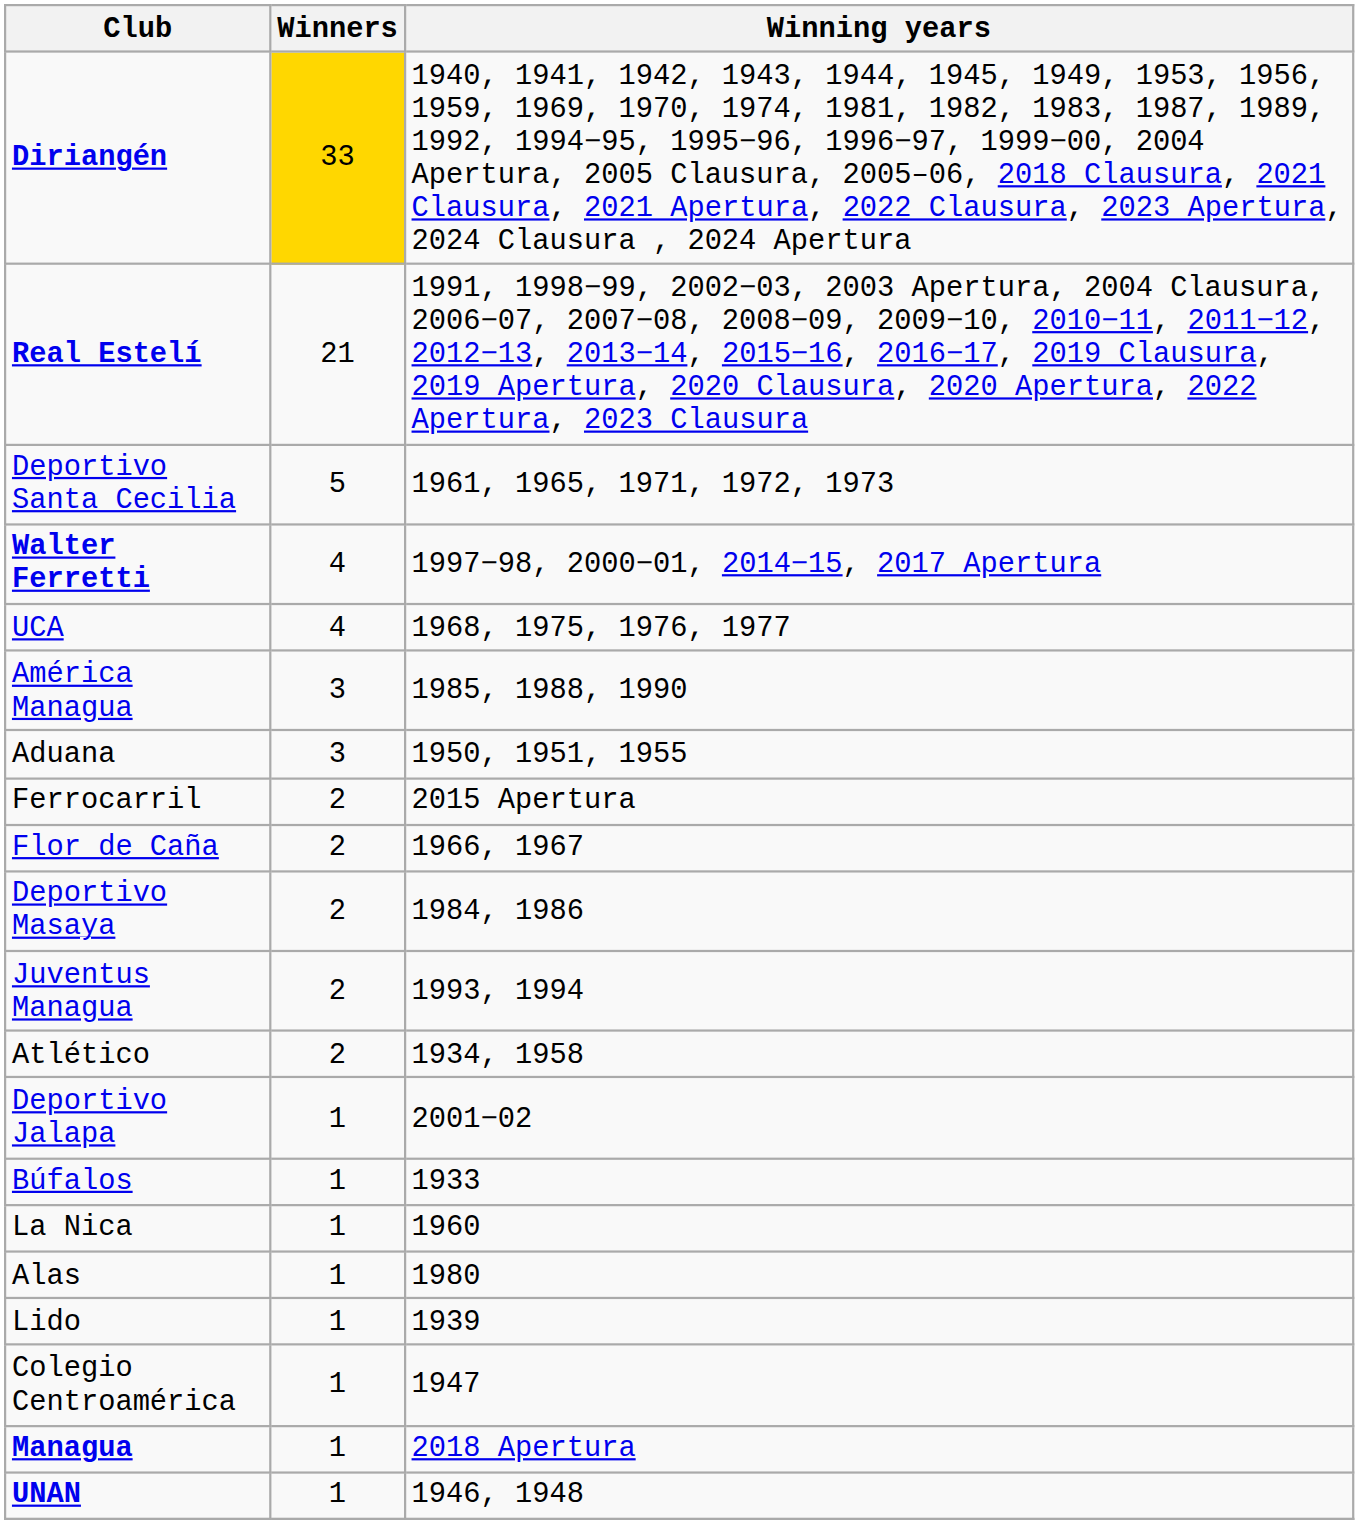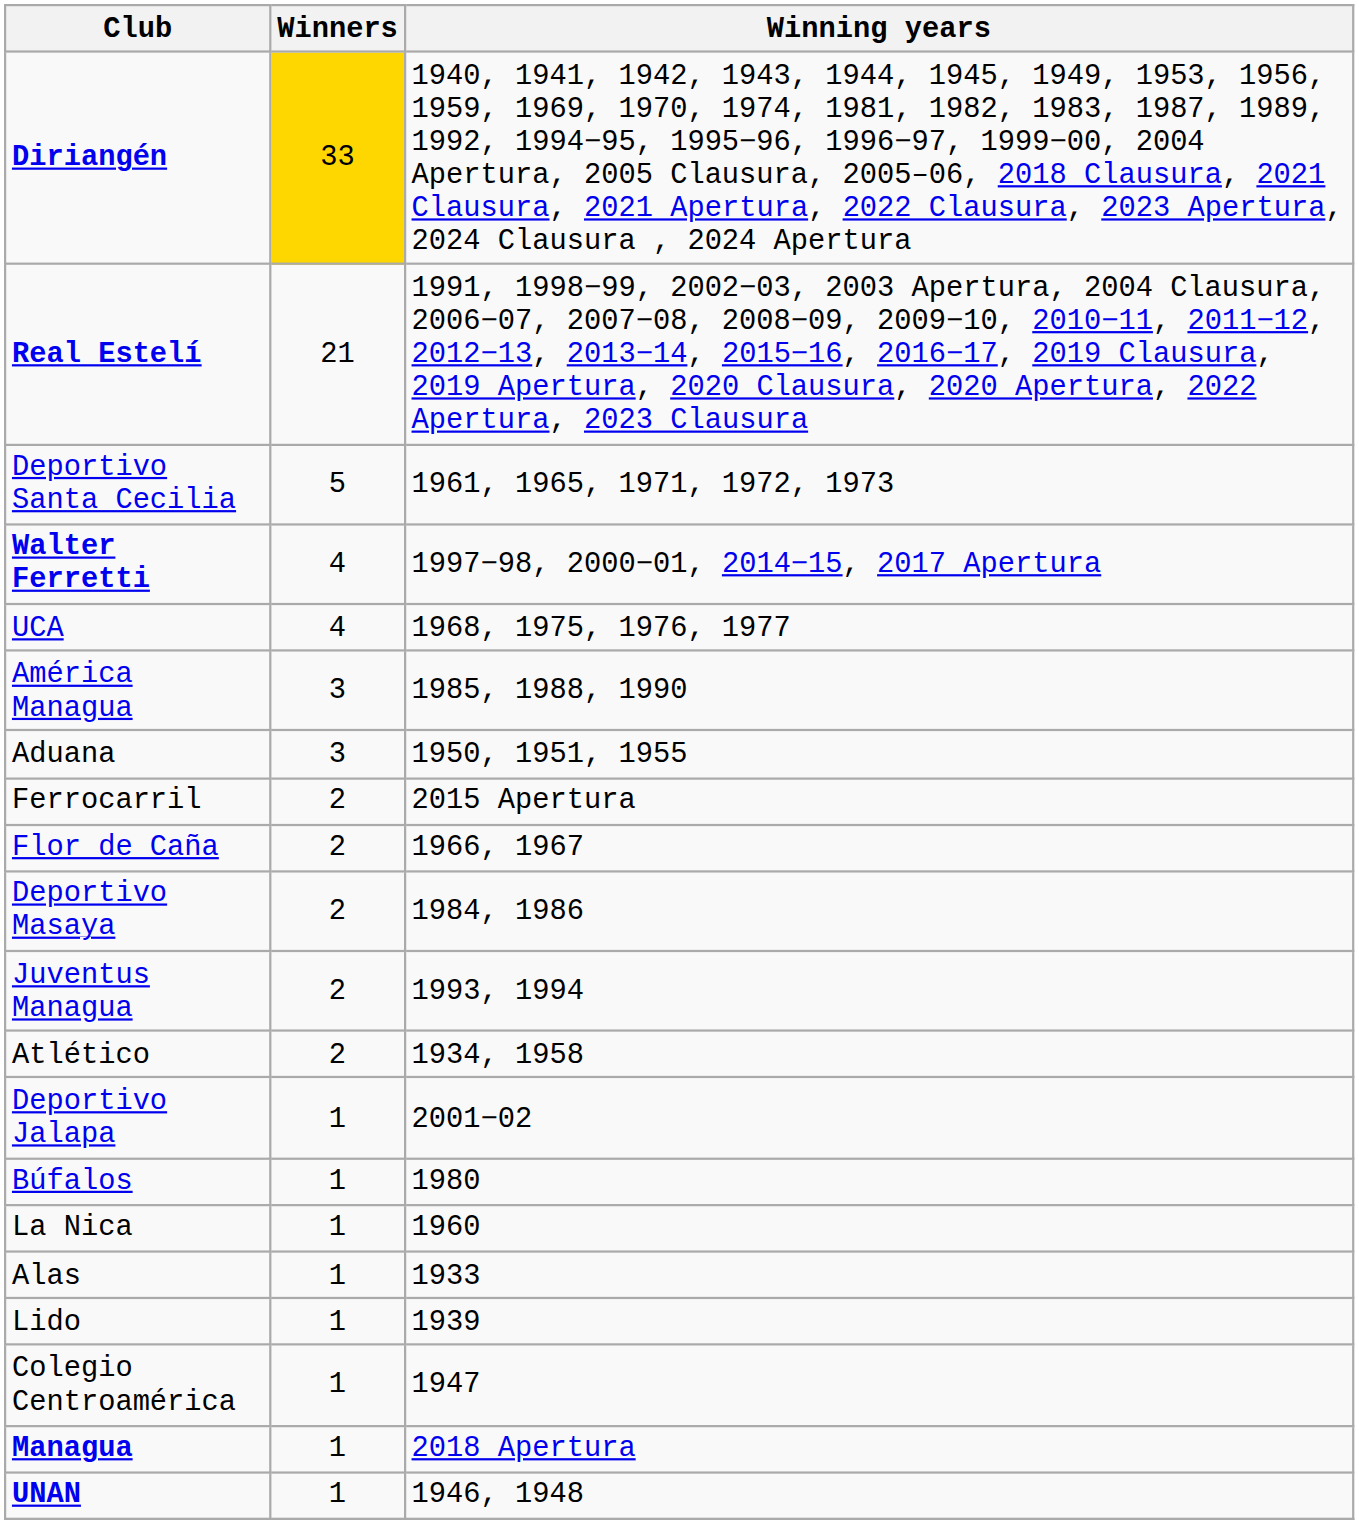(446, 1181) 1933 -> (446, 1181) 1980
(446, 1275) 1980 -> (446, 1275) 1933
